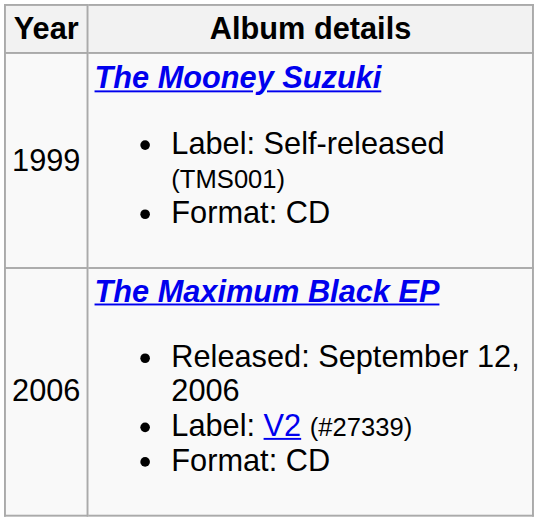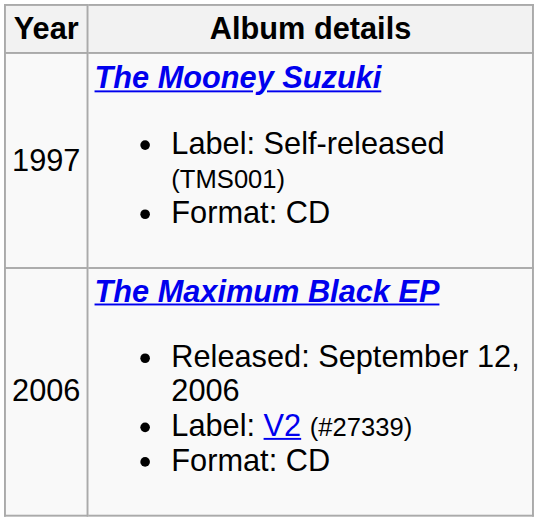(46, 160) 1999 -> (46, 160) 1997
